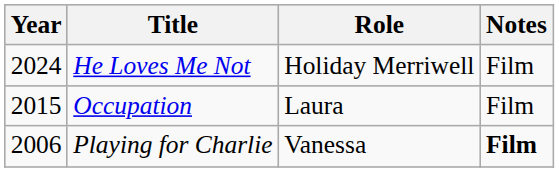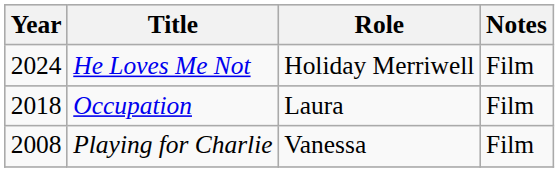(36, 105) 2015 -> (36, 105) 2018
(36, 145) 2006 -> (36, 145) 2008
(511, 145) bold -> (510, 145) normal
